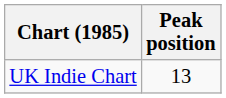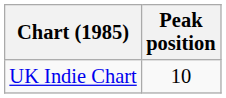(181, 76) 13 -> (181, 76) 10
